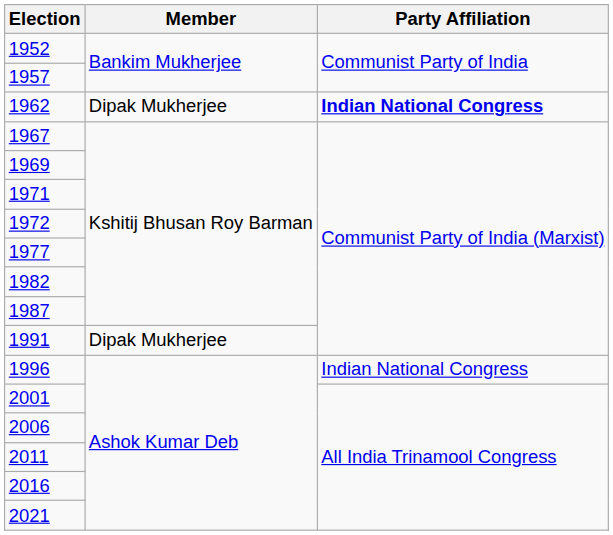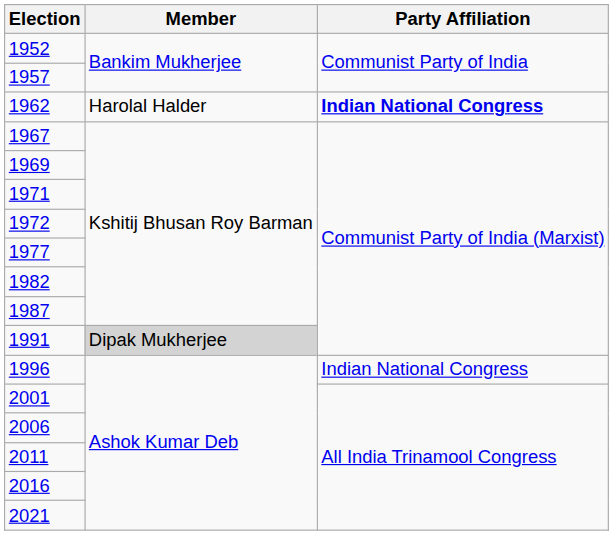(158, 106) Dipak Mukherjee -> (148, 106) Harolal Halder
(158, 340) no background -> (158, 340) lightgrey background
